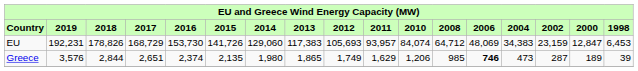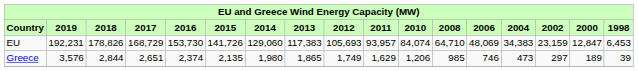(450, 43) 64,712 -> (450, 43) 64,710
(491, 58) bold -> (491, 58) normal
(559, 58) 287 -> (559, 58) 297
